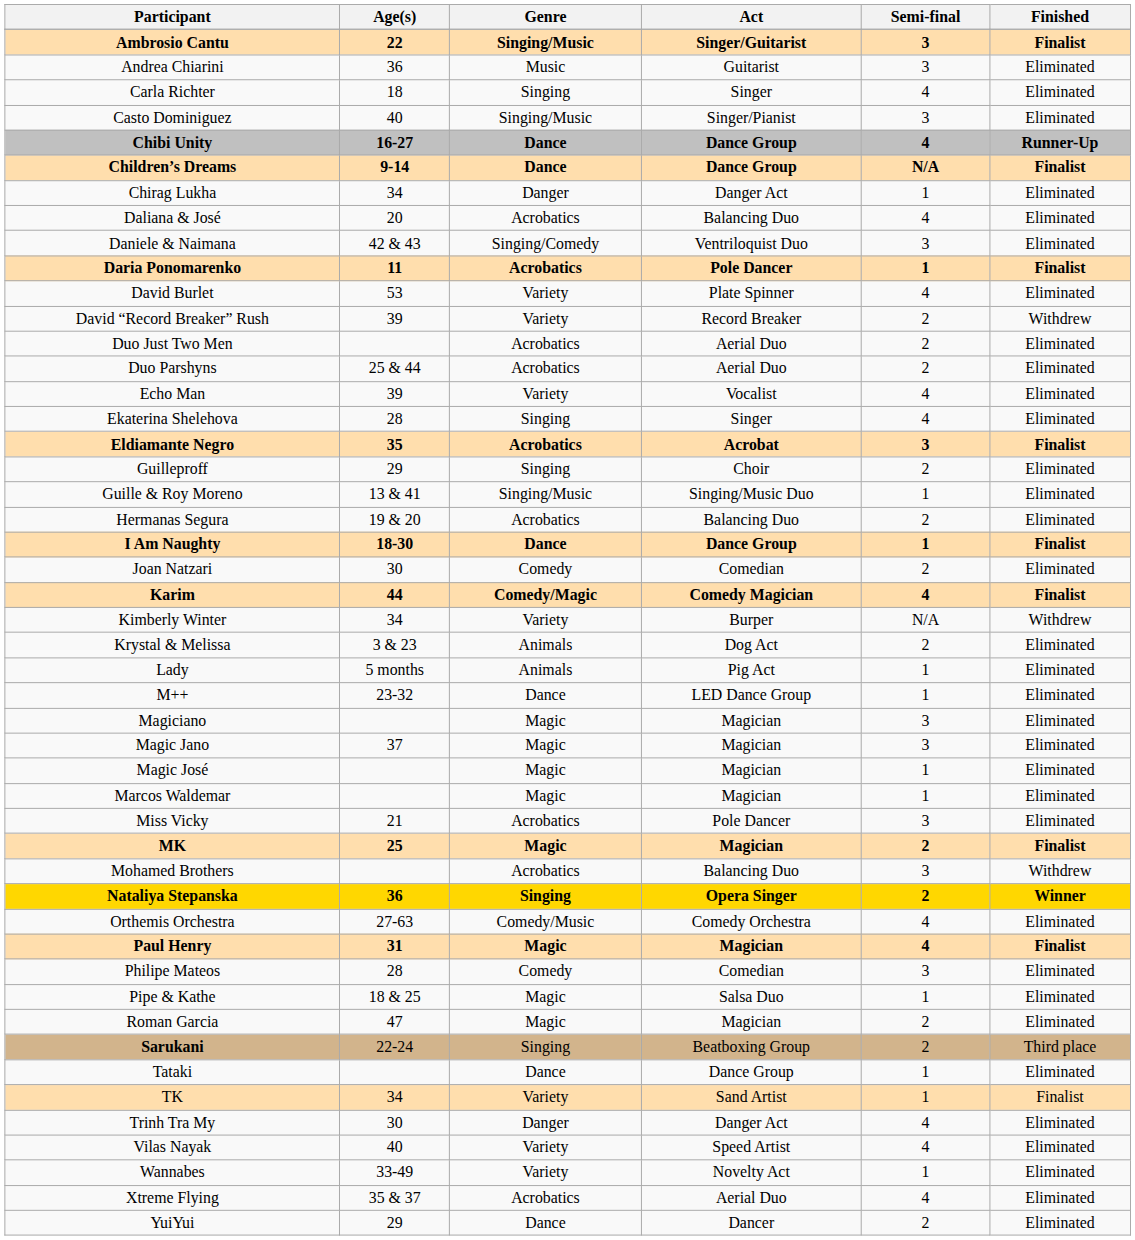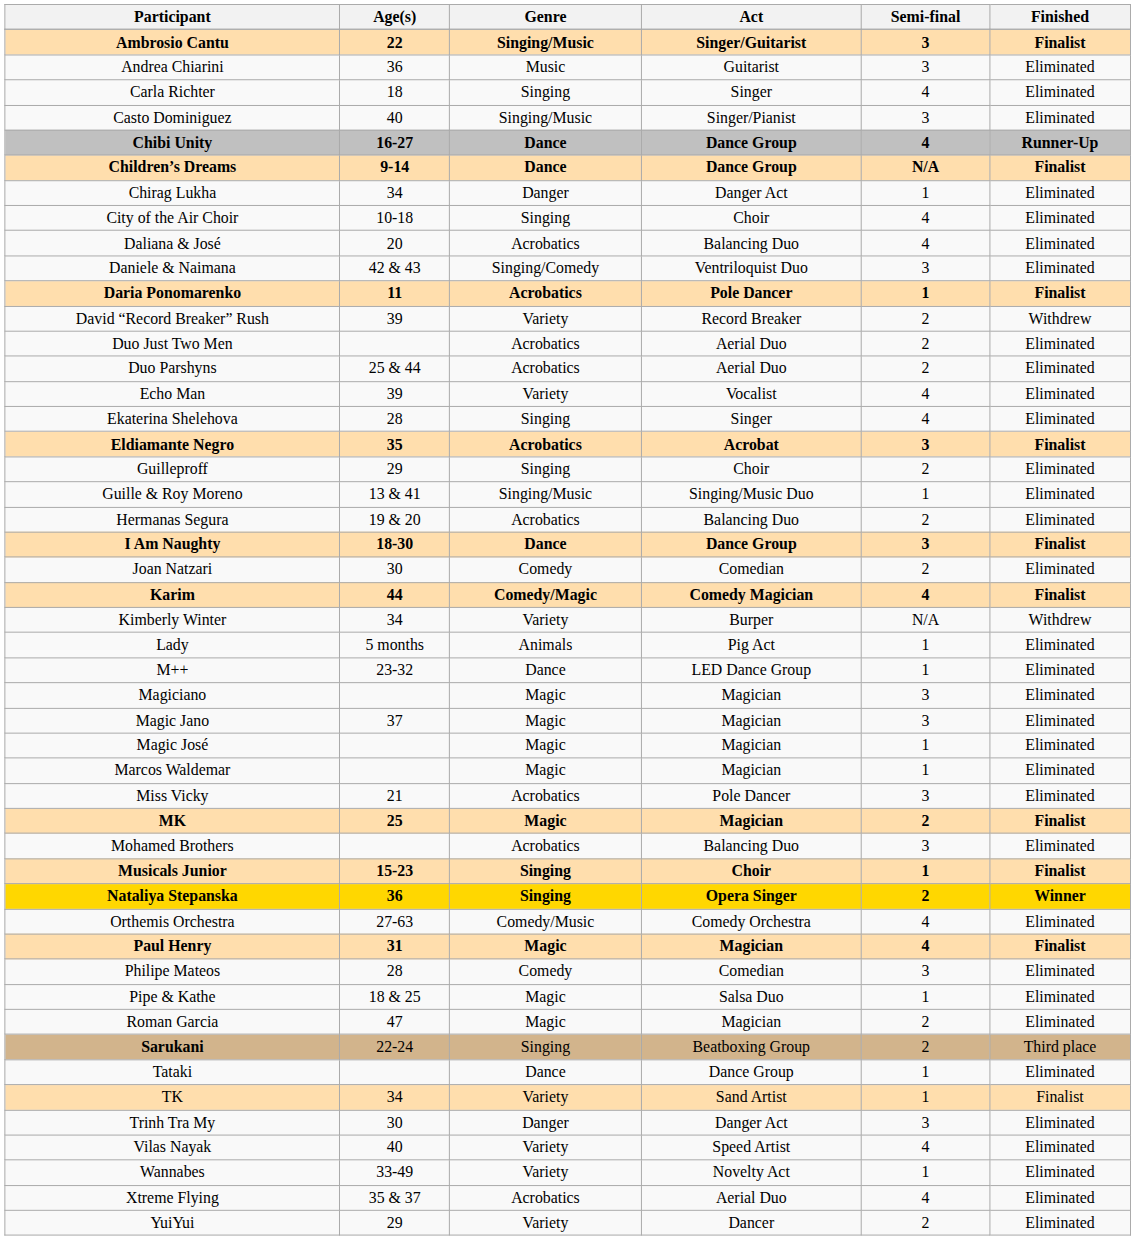+ row: (172, 218)
- row: (172, 293)
(926, 544) 1 -> (926, 544) 3
- row: (172, 645)
(1060, 871) Withdrew -> (1060, 846) Eliminated
+ row: (172, 871)
(926, 1122) 4 -> (926, 1122) 3
(545, 1222) Dance -> (545, 1222) Variety
